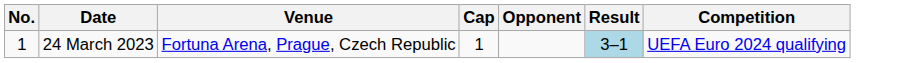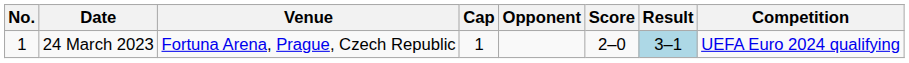+ column: (612, 17)
